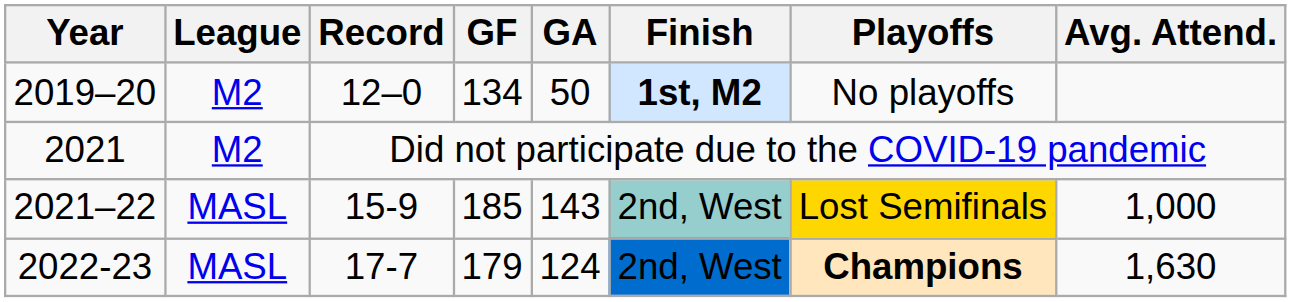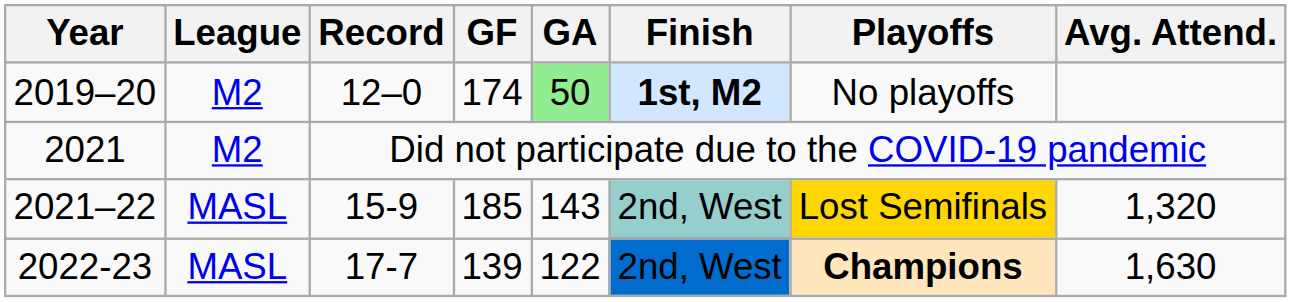(492, 91) 134 -> (492, 91) 174
(570, 91) no background -> (570, 91) lightgreen background
(1171, 207) 1,000 -> (1171, 207) 1,320
(492, 265) 179 -> (492, 265) 139
(570, 265) 124 -> (570, 265) 122
